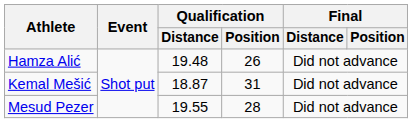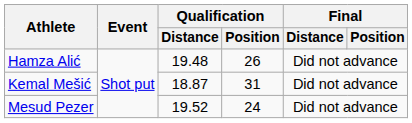(190, 107) 19.55 -> (190, 107) 19.52
(252, 107) 28 -> (252, 107) 24
